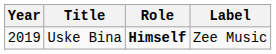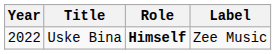(24, 38) 2019 -> (24, 38) 2022
